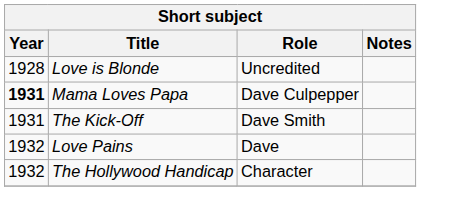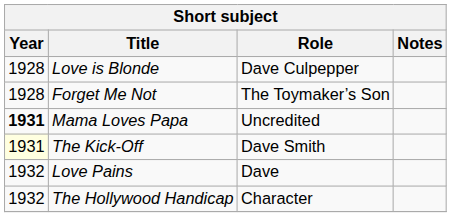(281, 69) Uncredited -> (300, 69) Dave Culpepper
+ row: (104, 95)
(300, 95) Dave Culpepper -> (281, 120) Uncredited
(26, 120) no background -> (26, 146) lightyellow background
